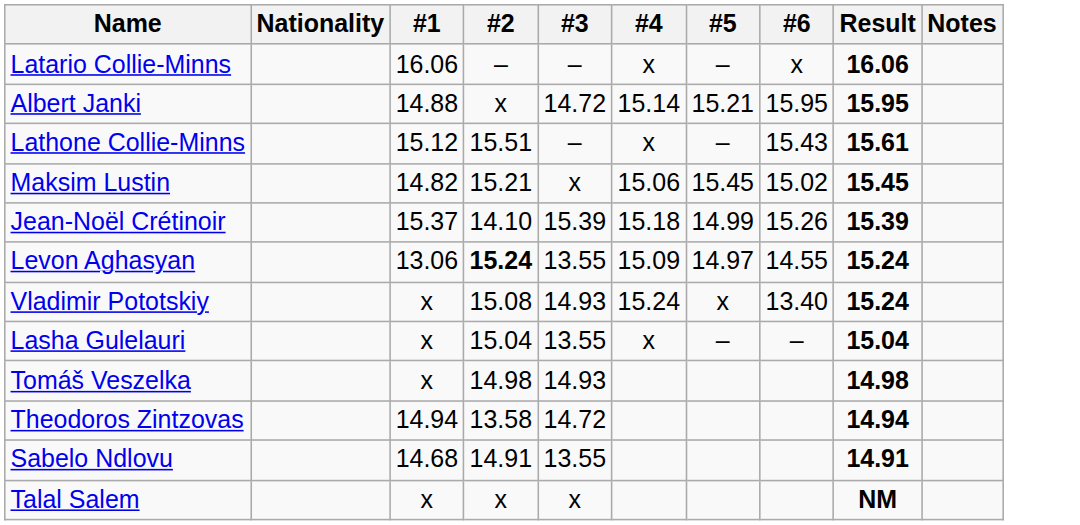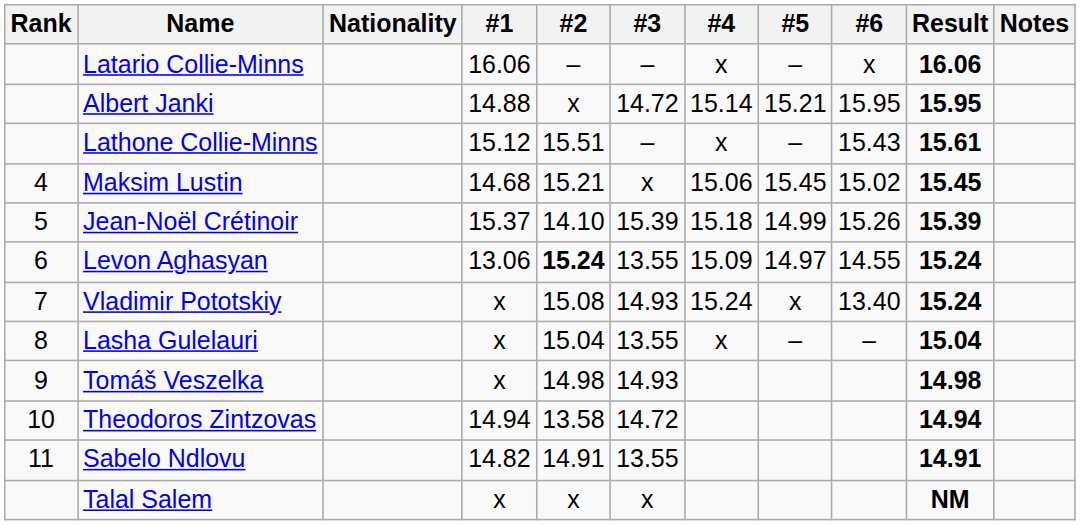+ column: (41, 24)
(427, 182) 14.82 -> (499, 182) 14.68
(427, 459) 14.68 -> (499, 459) 14.82
